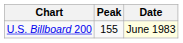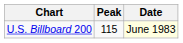(109, 29) 155 -> (109, 29) 115
